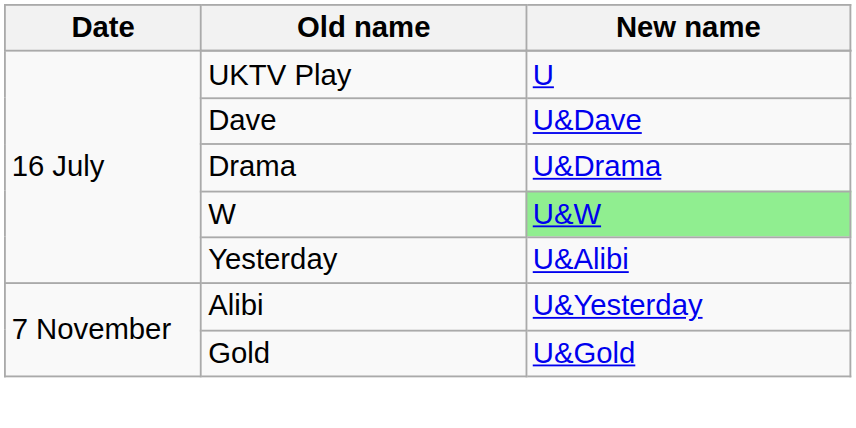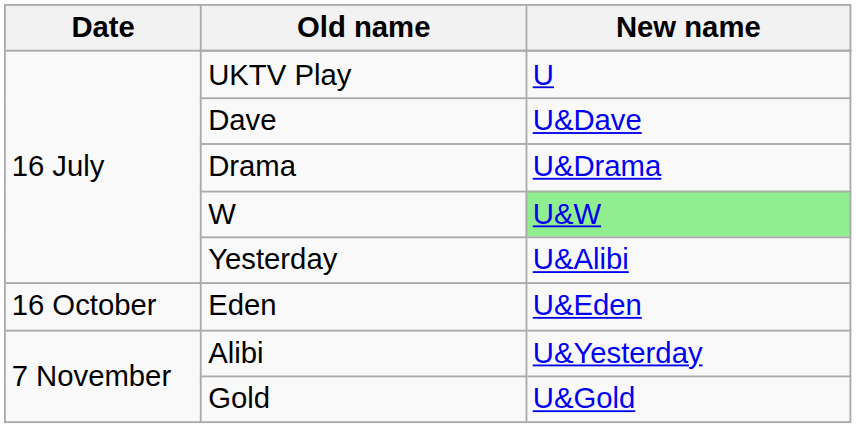+ row: (242, 306)
